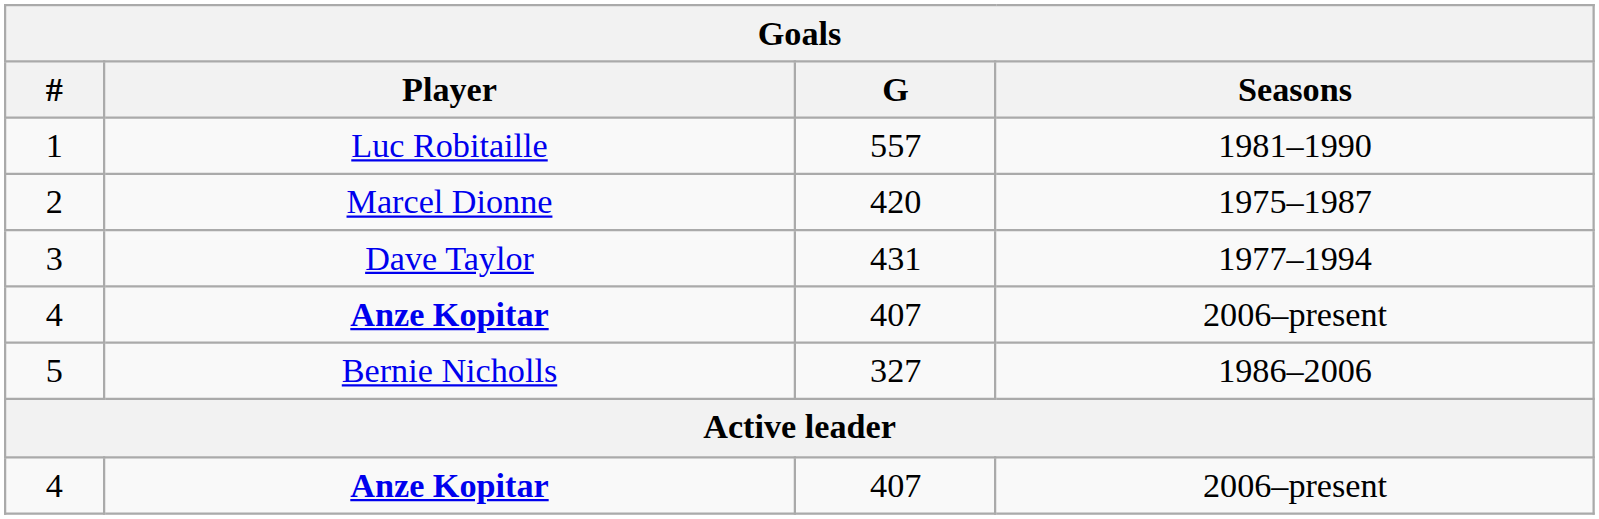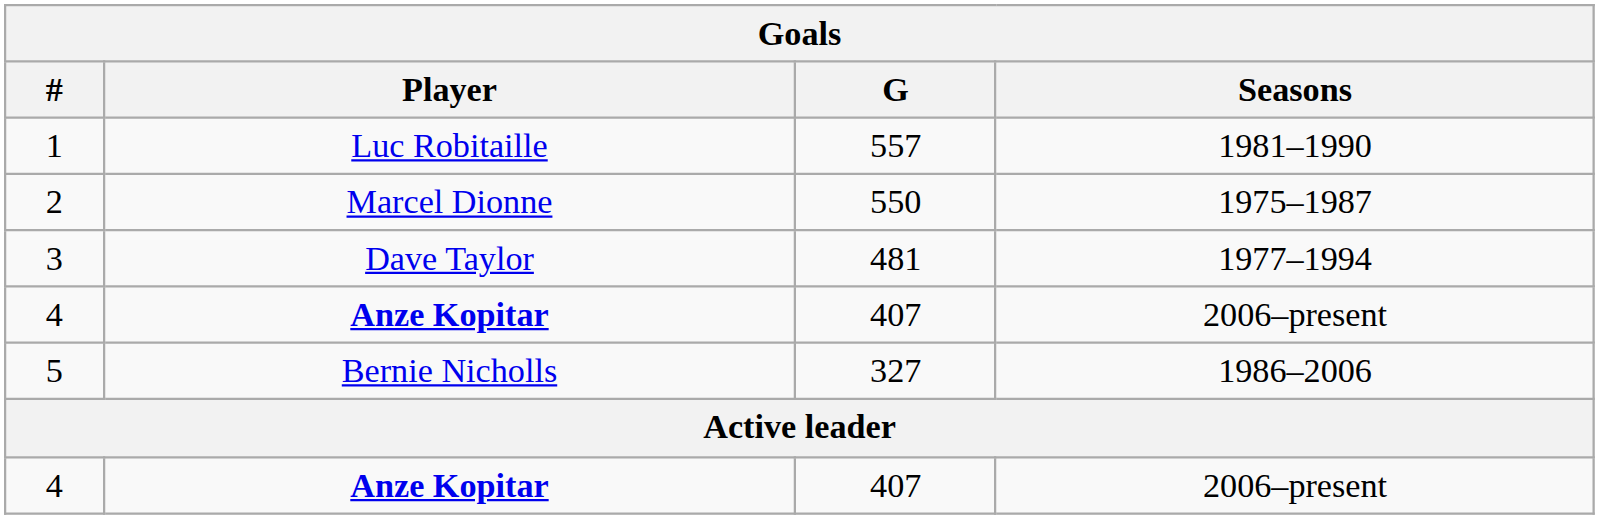(896, 202) 420 -> (896, 202) 550
(896, 258) 431 -> (896, 258) 481
